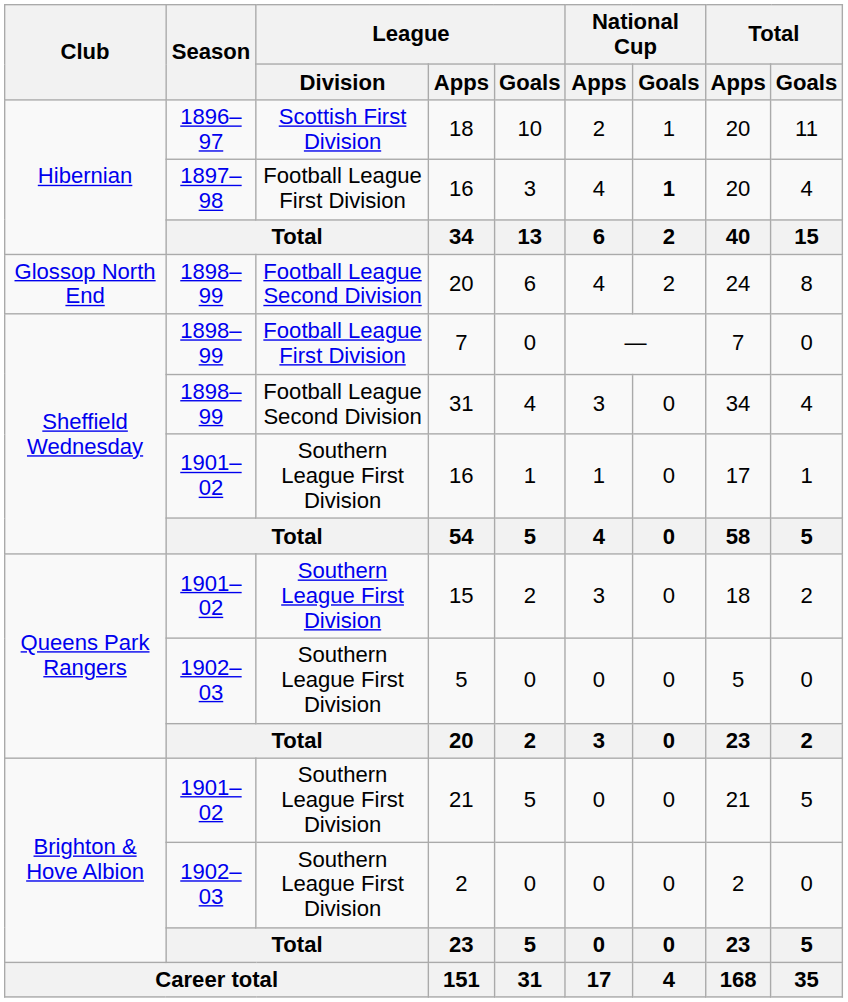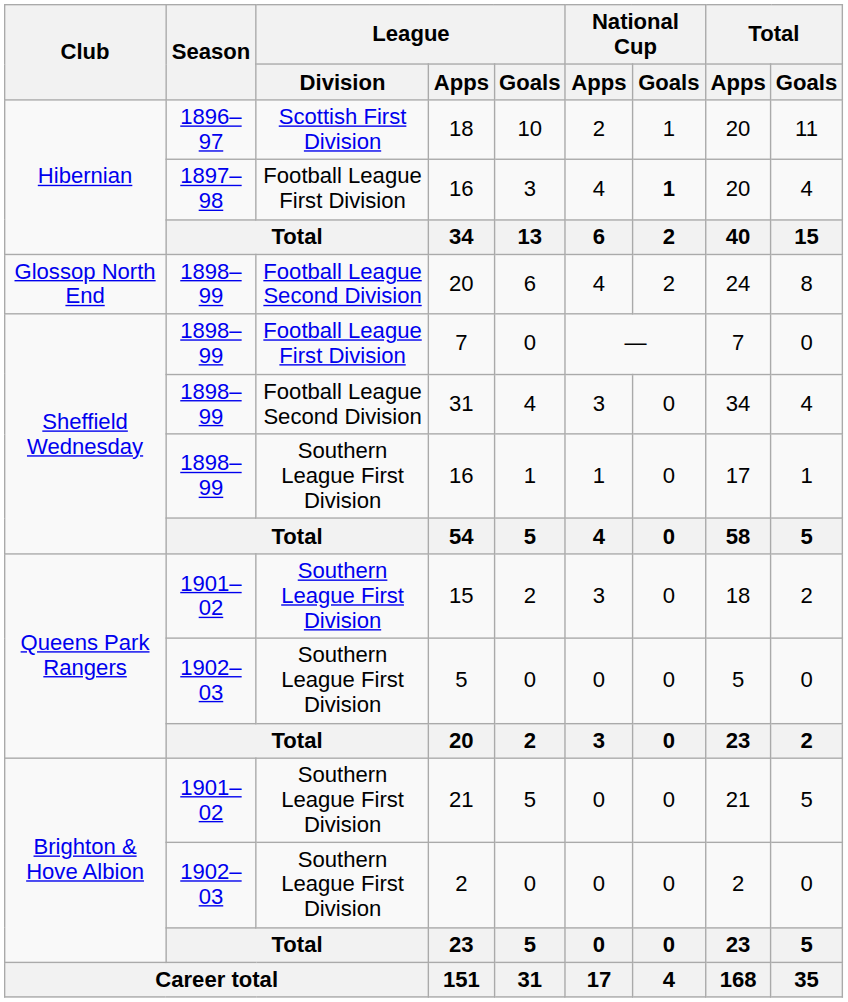(211, 476) 1901–02 -> (211, 476) 1898–99
